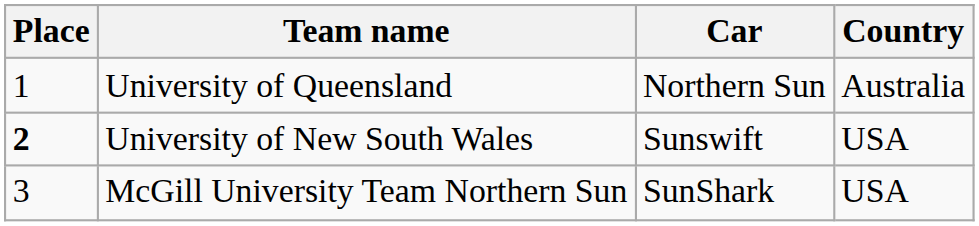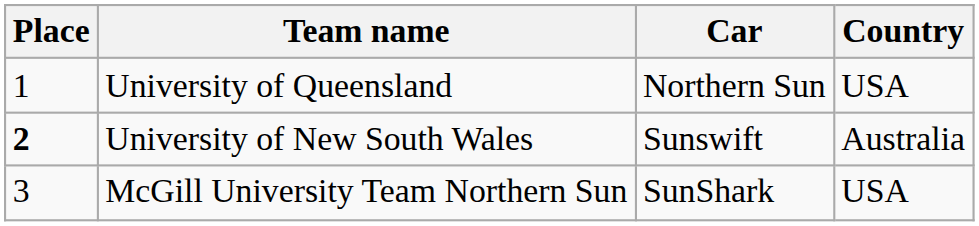(903, 84) Australia -> (875, 84) USA
(875, 138) USA -> (903, 138) Australia
